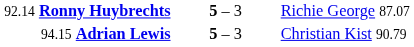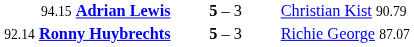rows swapped: (87, 11) <-> (106, 33)
